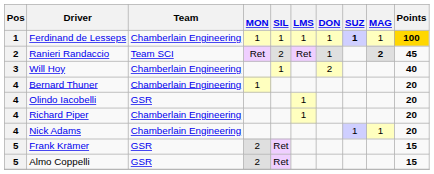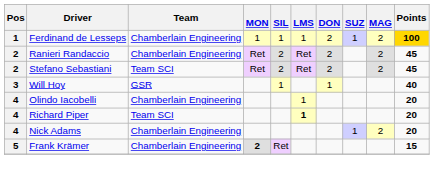(329, 38) 1 -> (329, 38) 2
(355, 38) bold -> (355, 38) normal
(381, 38) 1 -> (381, 38) 2
(152, 53) Team SCI -> (186, 53) Chamberlain Engineering
(329, 53) 1 -> (329, 53) 2
(381, 53) bold -> (381, 53) normal
+ row: (70, 69)
(186, 69) Chamberlain Engineering -> (141, 84) GSR
(329, 69) 2 -> (329, 84) 1
- row: (63, 84)
(141, 100) GSR -> (186, 100) Chamberlain Engineering
(186, 115) Chamberlain Engineering -> (152, 115) Team SCI
(304, 115) normal -> (304, 115) bold
(381, 131) 1 -> (381, 131) 2
(141, 146) GSR -> (186, 146) Chamberlain Engineering
(257, 146) normal -> (257, 146) bold
- row: (59, 161)
